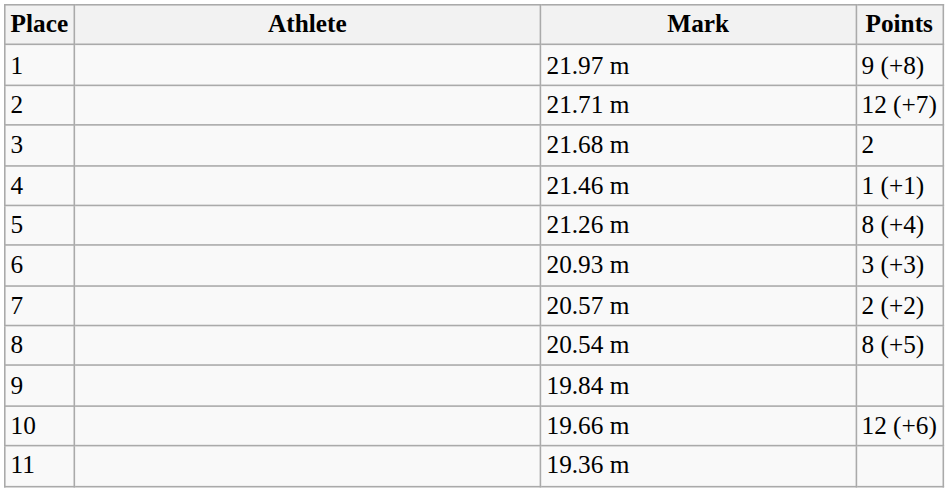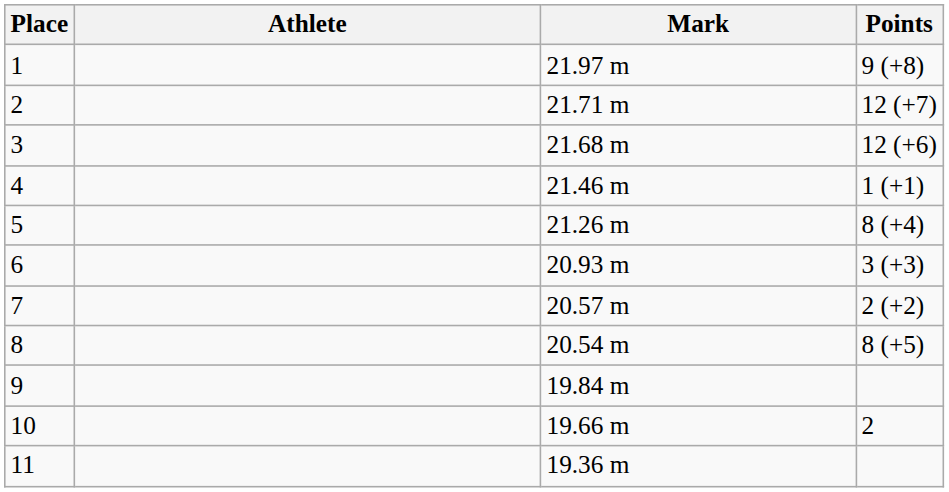(868, 144) 2 -> (899, 144) 12 (+6)
(899, 425) 12 (+6) -> (868, 425) 2
